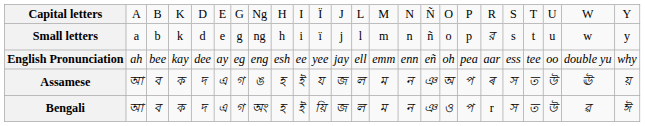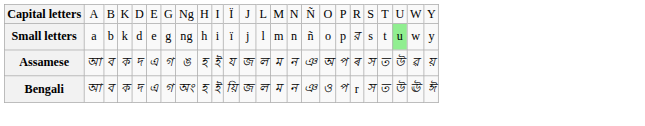(552, 36) no background -> (400, 36) lightgreen background
- row: (65, 59)
(588, 81) ঊ -> (416, 62) ৱ
(588, 108) ৱ -> (416, 88) ঊ
